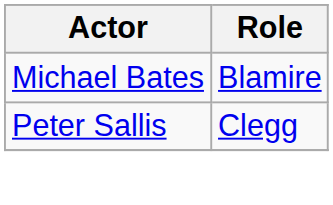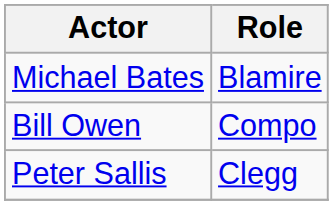+ row: (77, 125)
